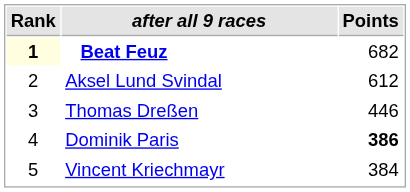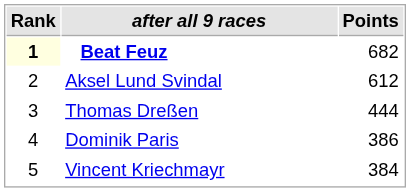(383, 111) 446 -> (383, 111) 444
(383, 140) bold -> (383, 140) normal
